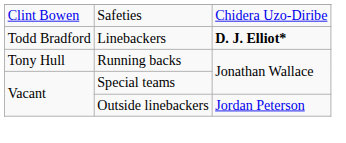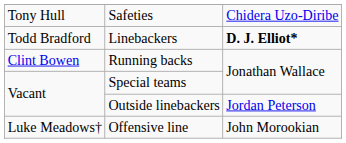(43, 15) Clint Bowen -> (36, 15) Tony Hull
(36, 60) Tony Hull -> (43, 60) Clint Bowen
+ row: (148, 127)
